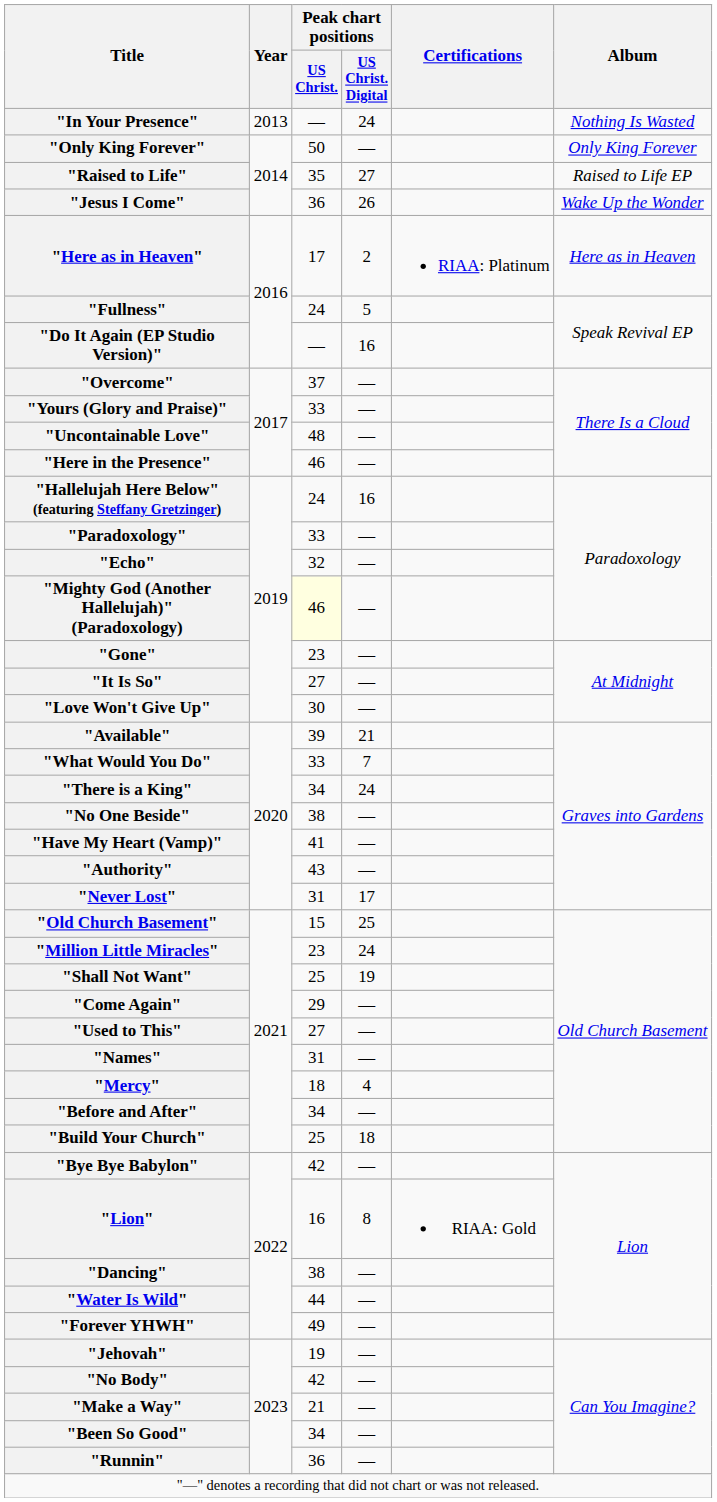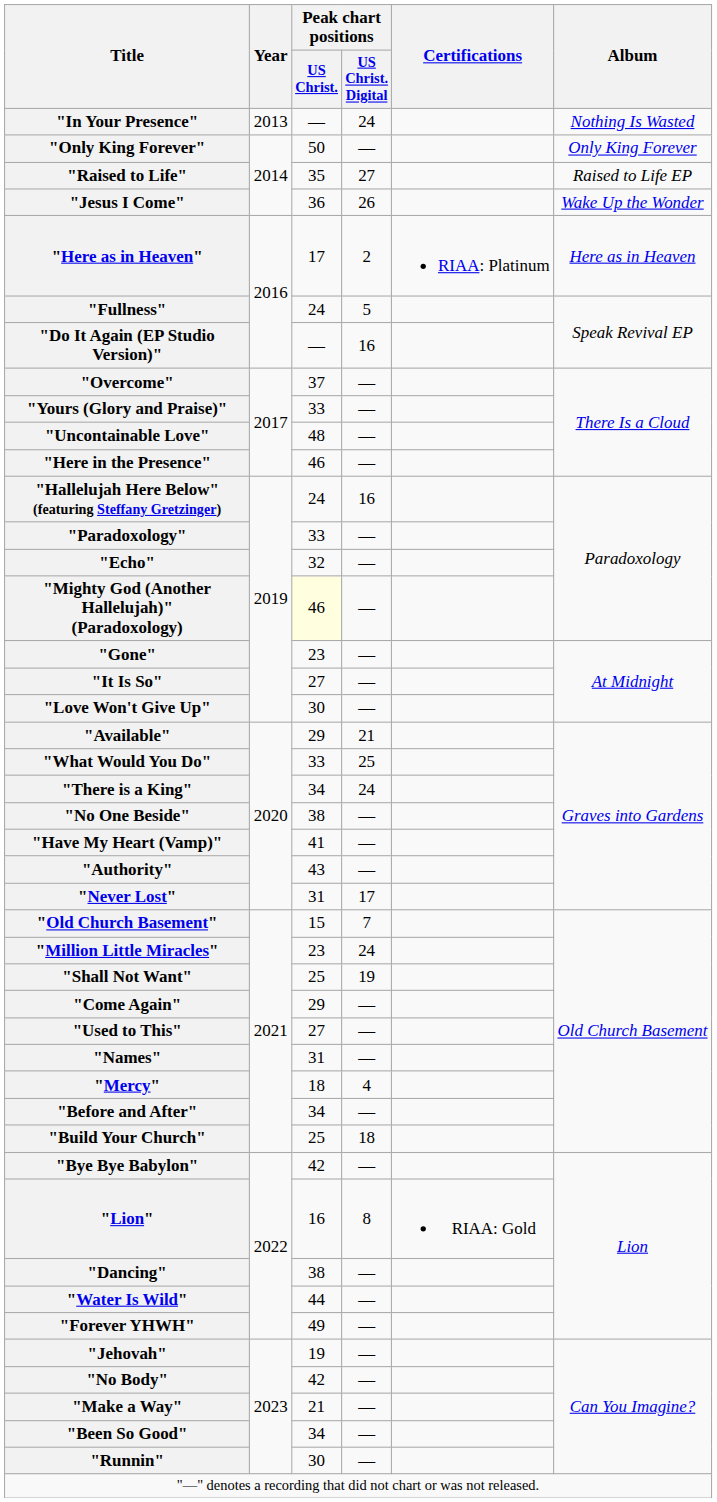(317, 735) 39 -> (317, 735) 29
(367, 762) 7 -> (367, 762) 25
(367, 923) 25 -> (367, 923) 7
(317, 1460) 36 -> (317, 1460) 30
